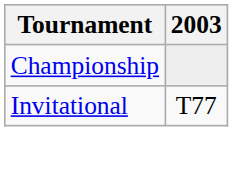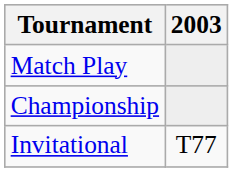+ row: (69, 65)
